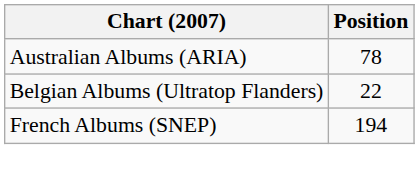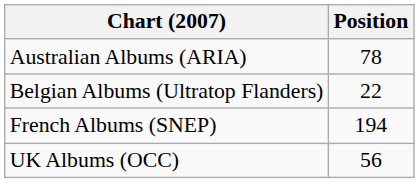+ row: (94, 159)
